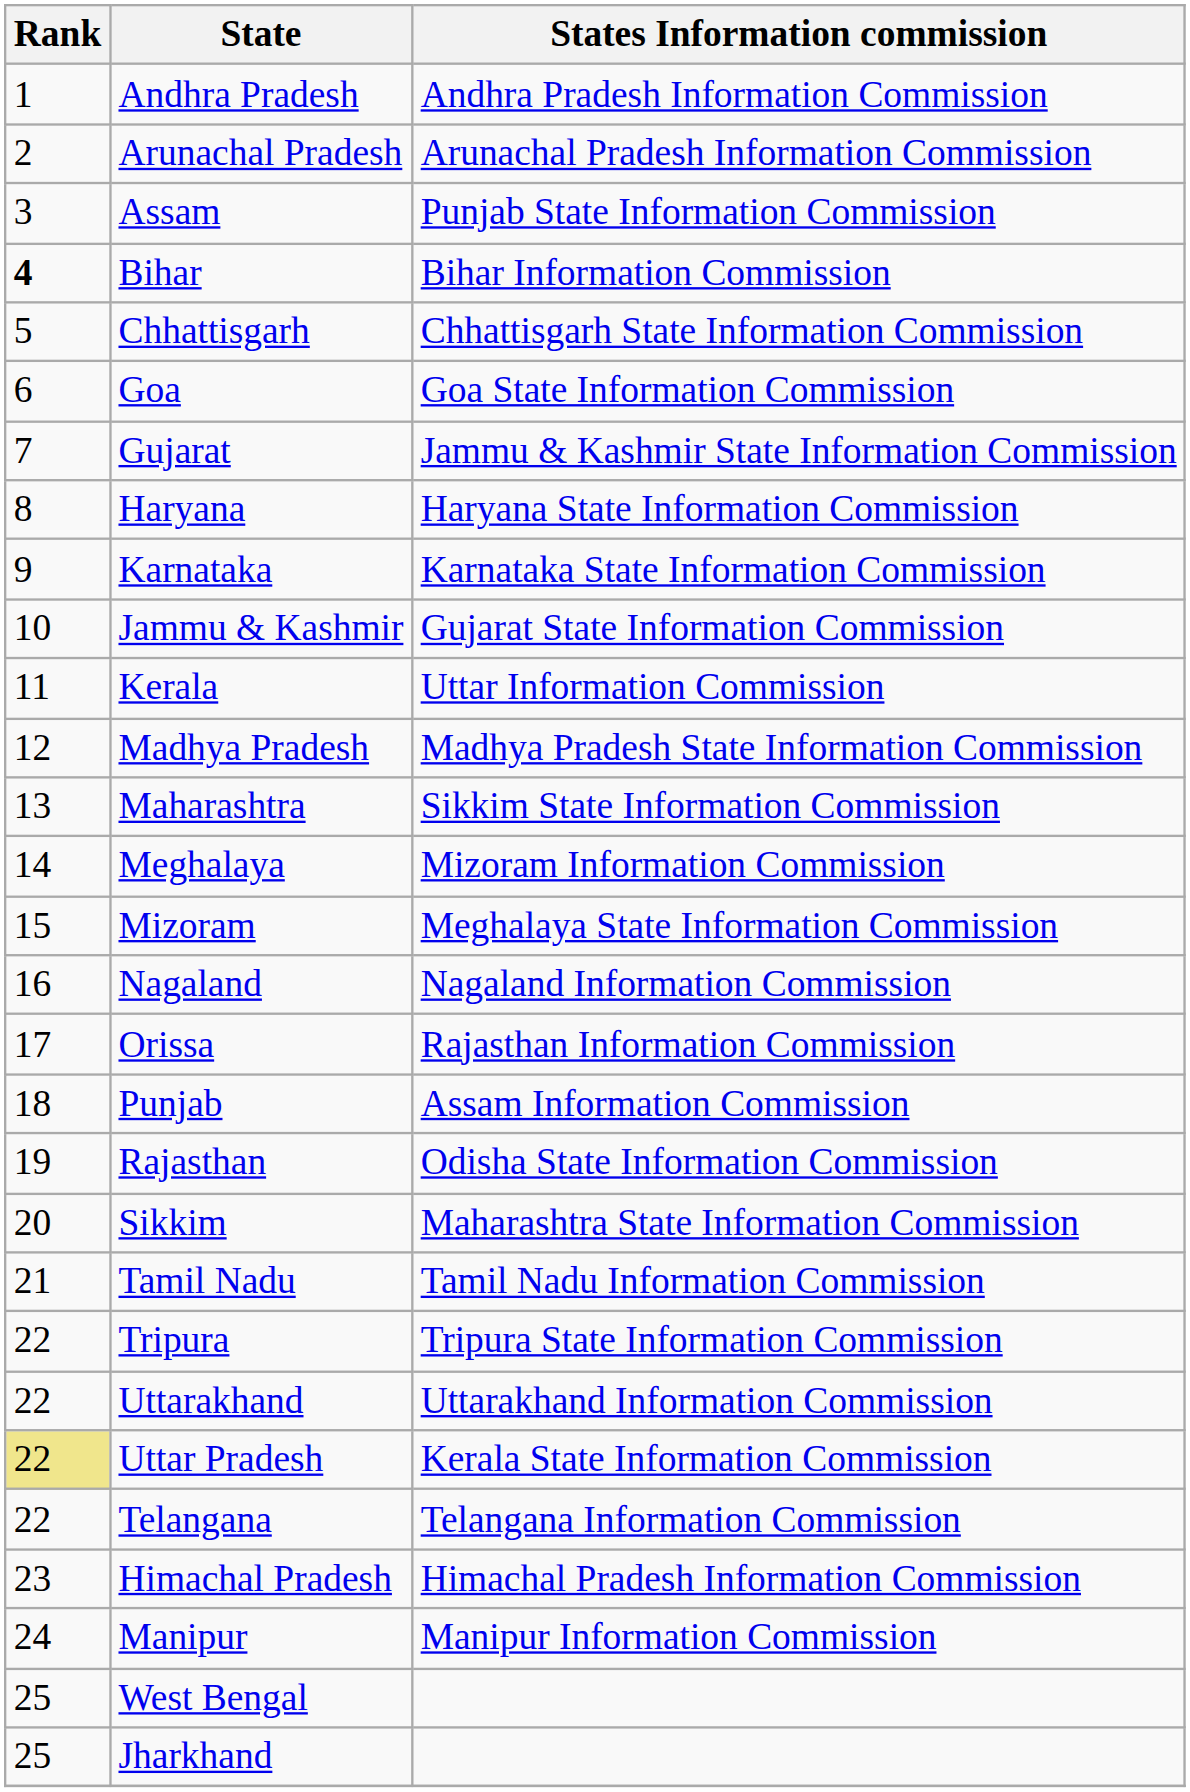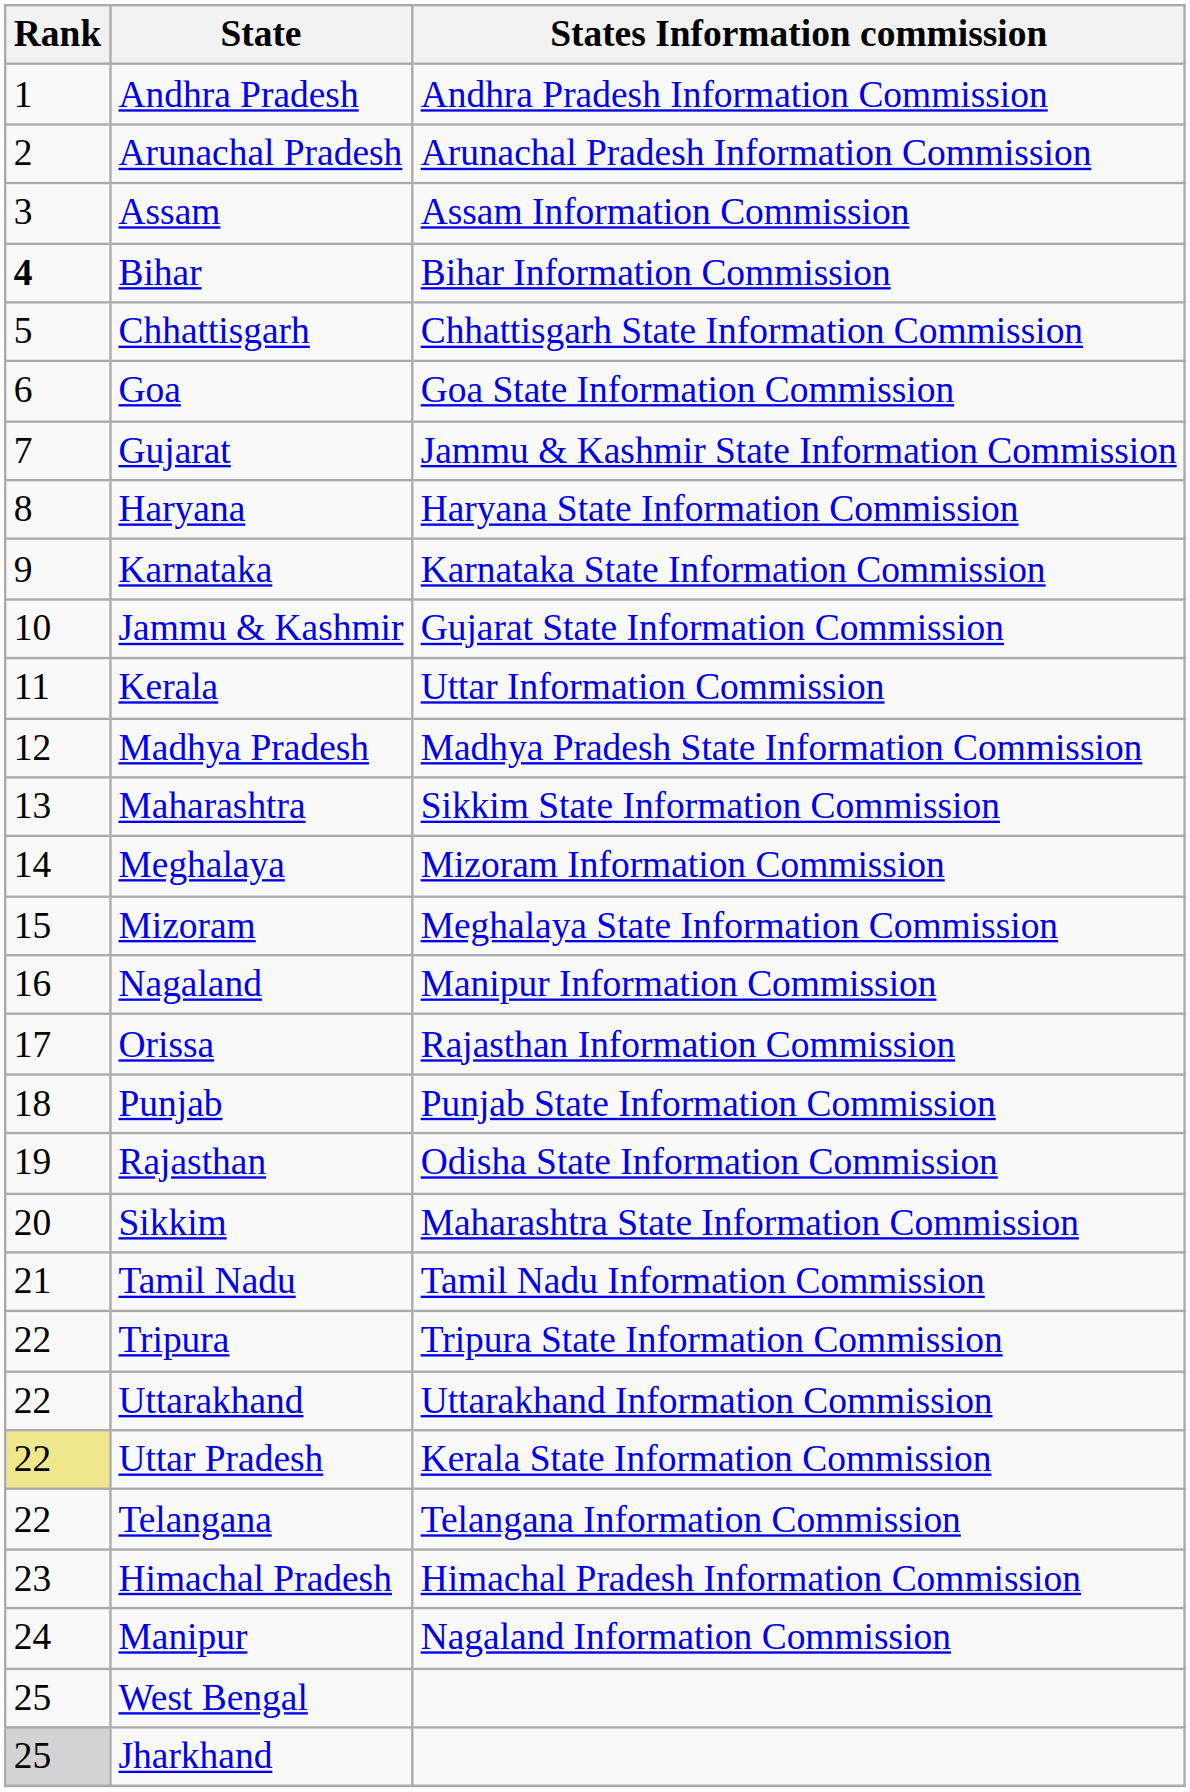(708, 212) Punjab State Information Commission -> (665, 212) Assam Information Commission
(686, 984) Nagaland Information Commission -> (679, 984) Manipur Information Commission
(665, 1102) Assam Information Commission -> (708, 1102) Punjab State Information Commission
(679, 1637) Manipur Information Commission -> (686, 1637) Nagaland Information Commission
(33, 1756) no background -> (33, 1756) lightgrey background
